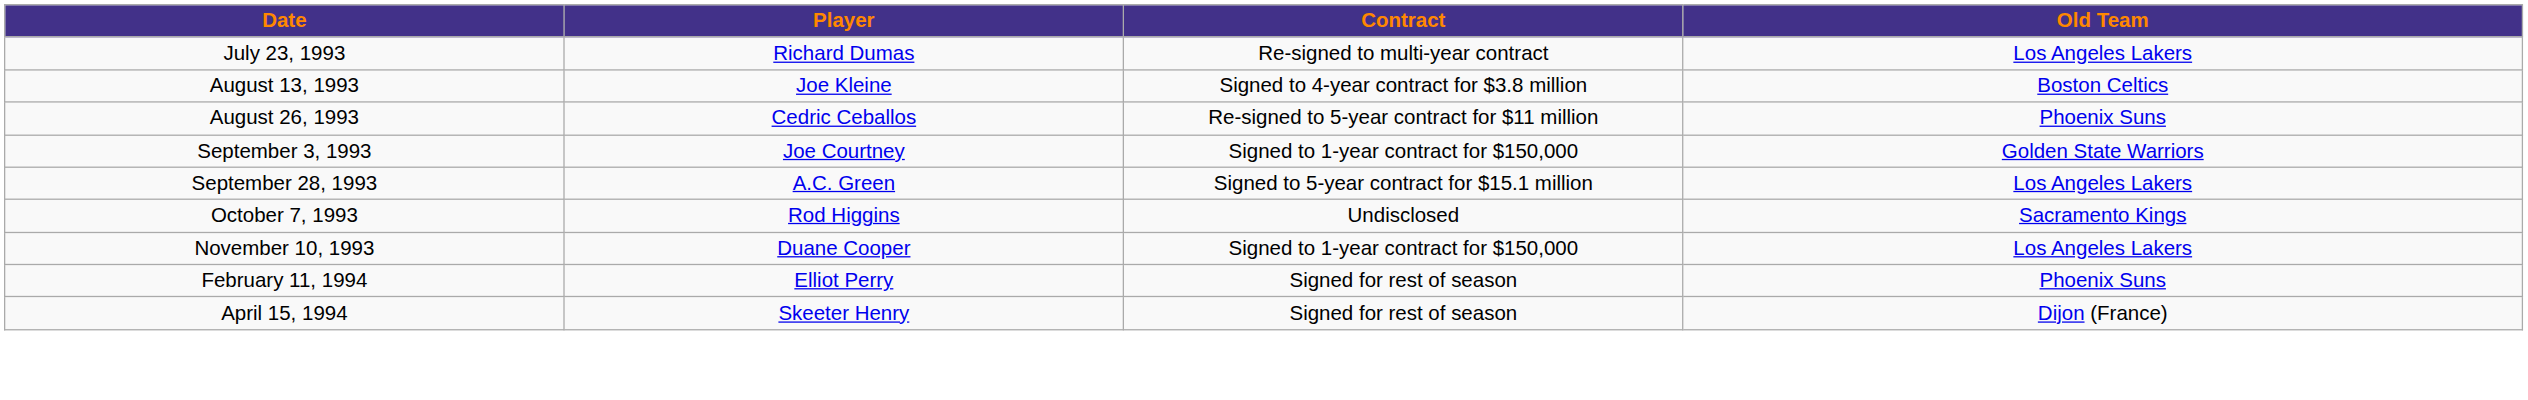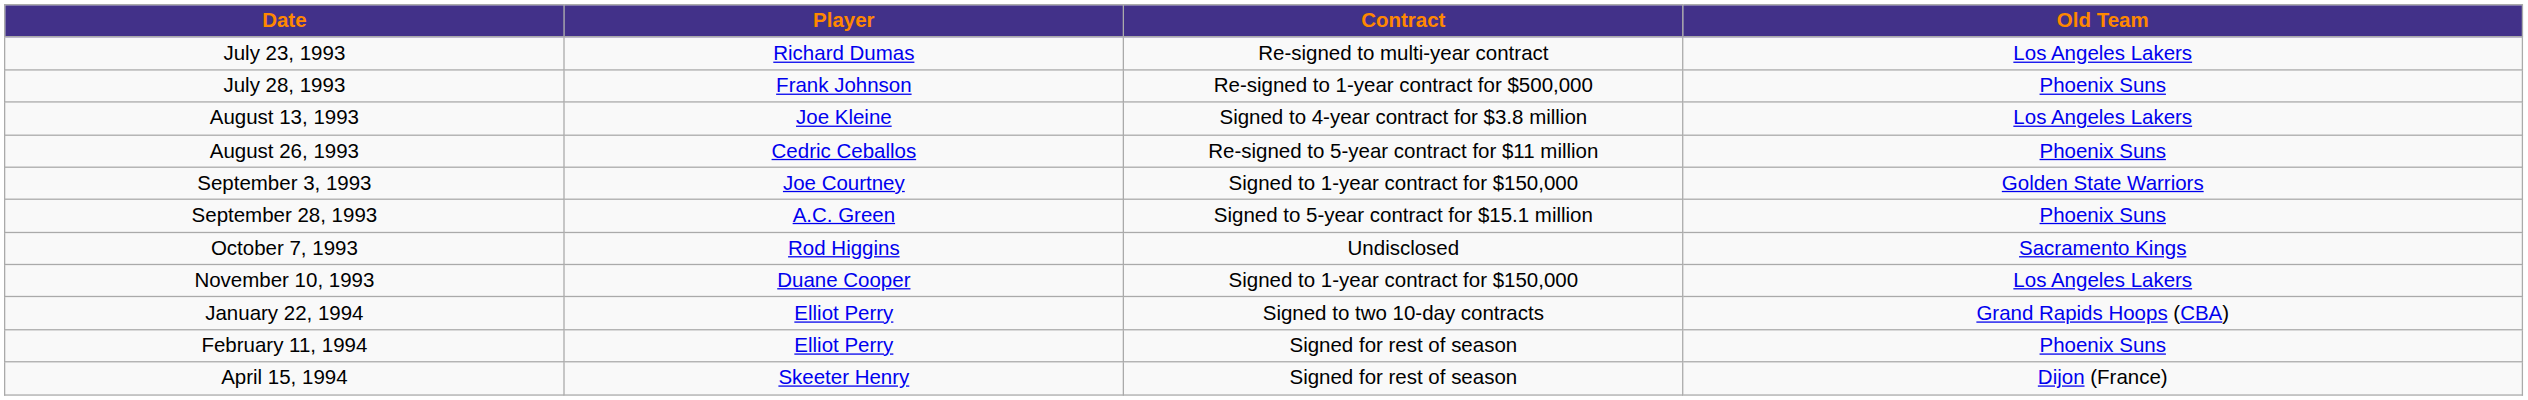+ row: (284, 85)
(2103, 85) Boston Celtics -> (2103, 118) Los Angeles Lakers
(2103, 183) Los Angeles Lakers -> (2103, 215) Phoenix Suns
+ row: (284, 313)
